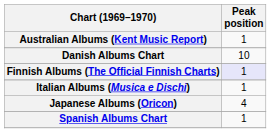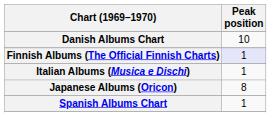- row: (113, 39)
(244, 103) 4 -> (244, 87) 8
